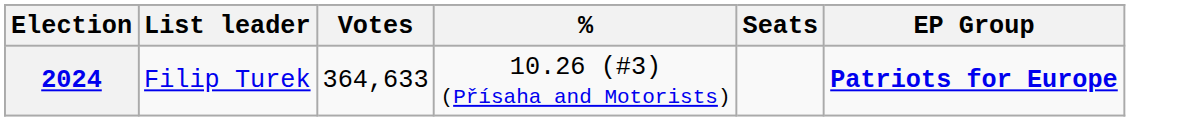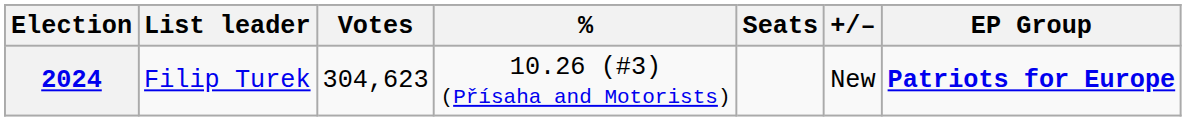+ column: (853, 26)
(376, 81) 364,633 -> (376, 81) 304,623
